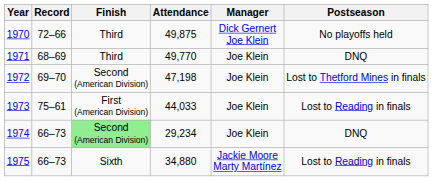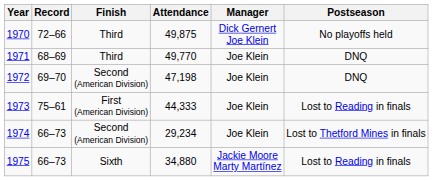(356, 78) Lost to Thetford Mines in finals -> (356, 78) DNQ
(181, 106) 44,033 -> (181, 106) 44,333
(111, 134) lightgreen background -> (111, 134) no background
(356, 134) DNQ -> (356, 134) Lost to Thetford Mines in finals
